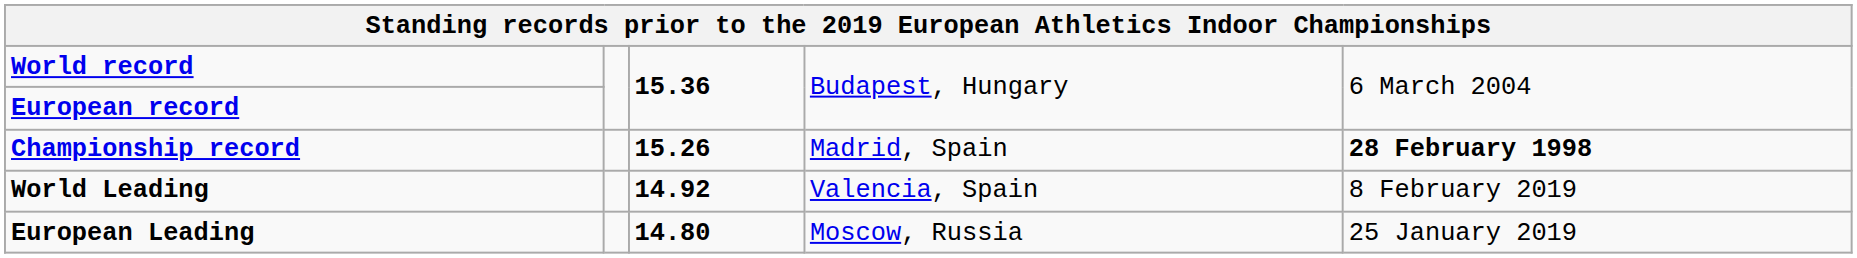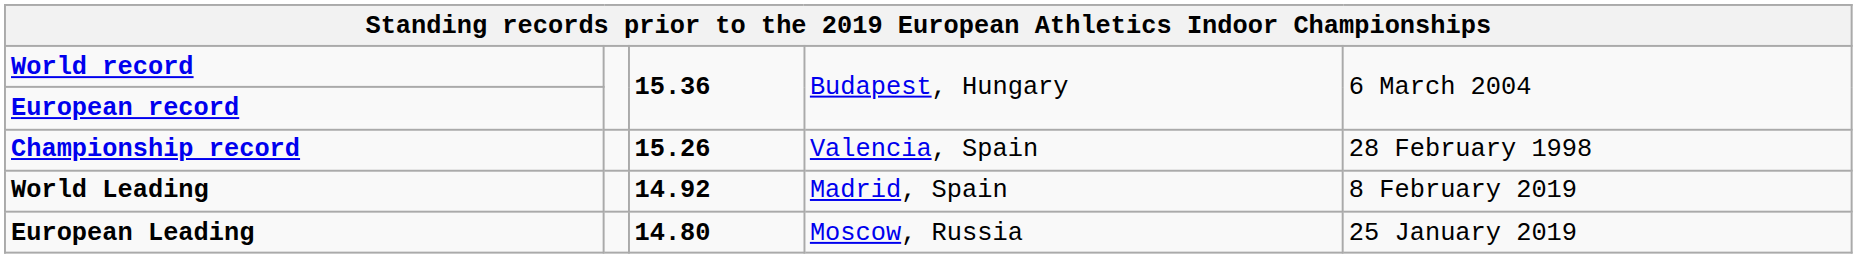(909, 150) Madrid, Spain -> (924, 150) Valencia, Spain
(1471, 150) bold -> (1471, 150) normal
(924, 191) Valencia, Spain -> (909, 191) Madrid, Spain
